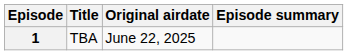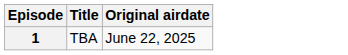- column: (278, 15)
